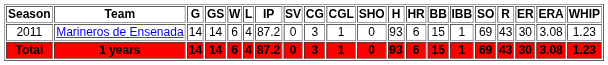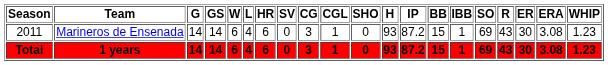columns swapped: (269, 14) <-> (416, 14)
